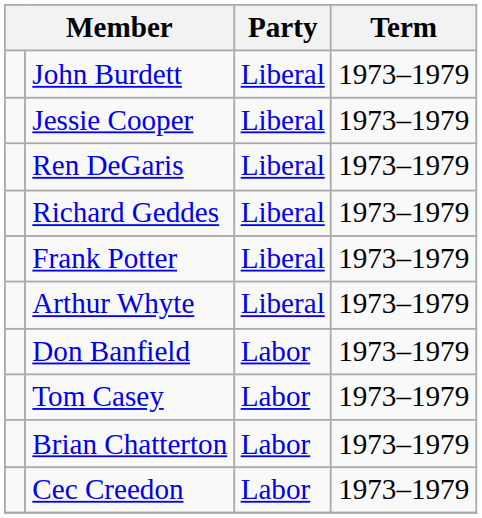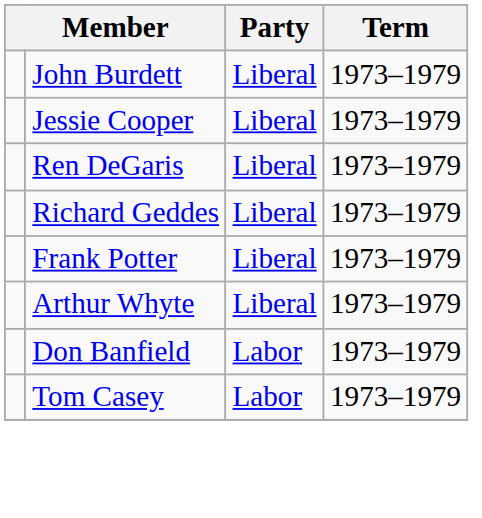- row: (130, 443)
- row: (108, 489)
